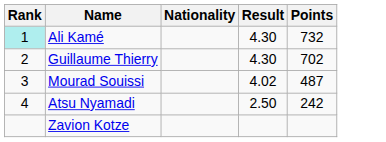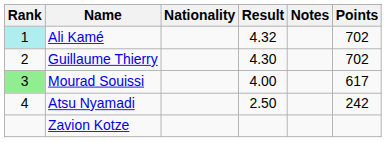+ column: (310, 15)
(263, 37) 4.30 -> (263, 37) 4.32
(312, 37) 732 -> (357, 37) 702
(25, 81) no background -> (25, 81) lightgreen background
(263, 81) 4.02 -> (263, 81) 4.00
(312, 81) 487 -> (357, 81) 617
